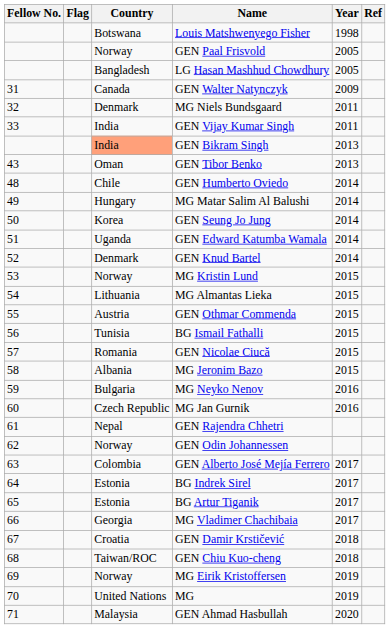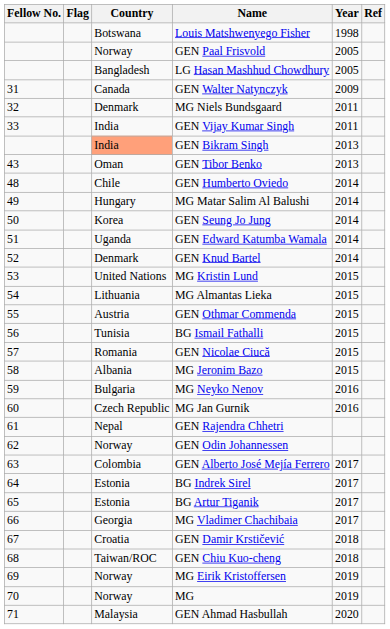(113, 276) Norway -> (130, 276) United Nations
(130, 595) United Nations -> (113, 595) Norway
